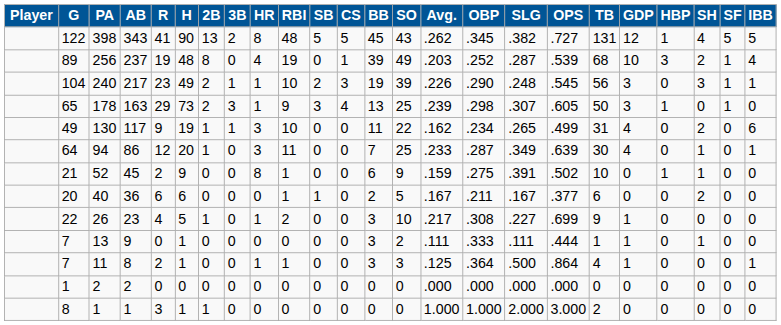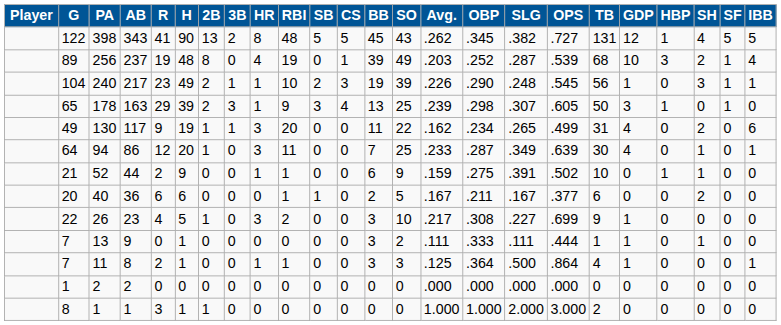(627, 83) 3 -> (627, 83) 1
(186, 106) 73 -> (186, 106) 39
(289, 128) 10 -> (289, 128) 20
(131, 173) 45 -> (131, 173) 44
(257, 173) 8 -> (257, 173) 1
(257, 219) 1 -> (257, 219) 3
